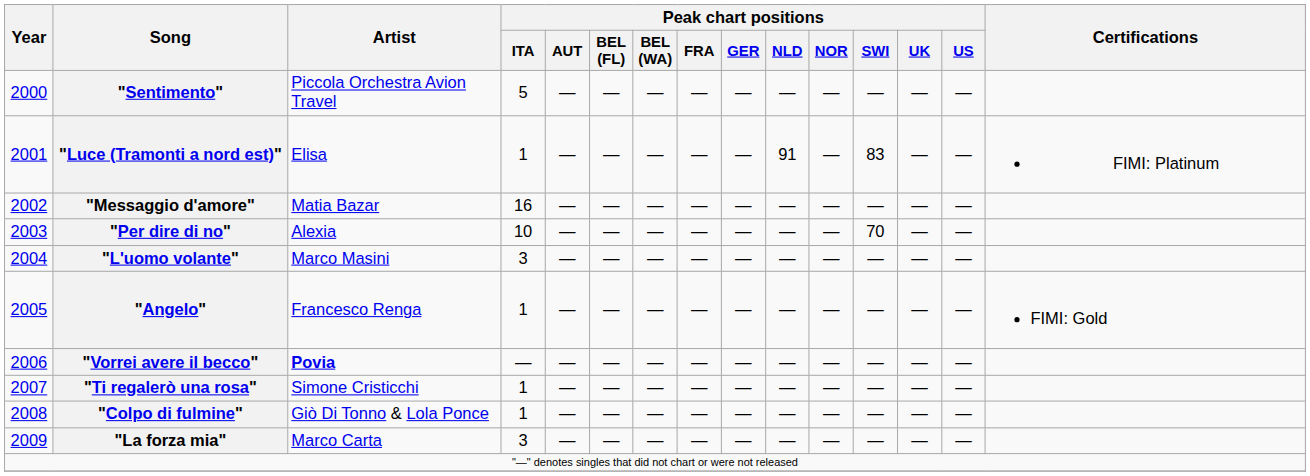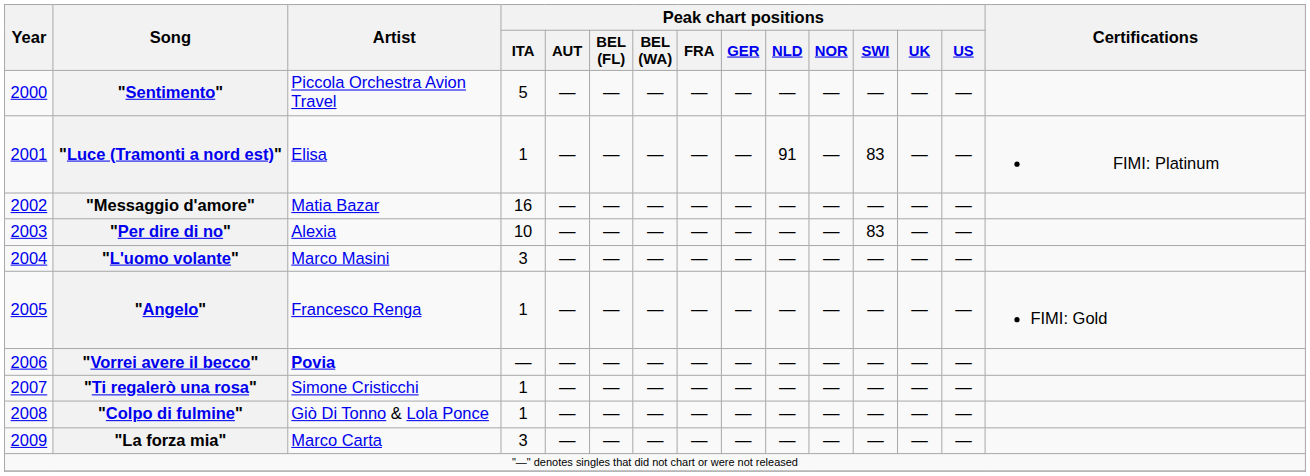(875, 232) 70 -> (875, 232) 83
